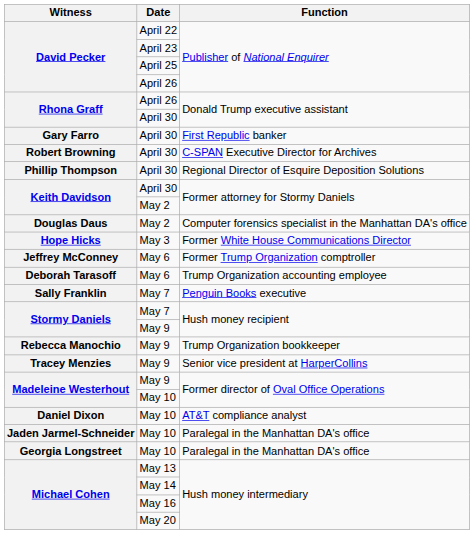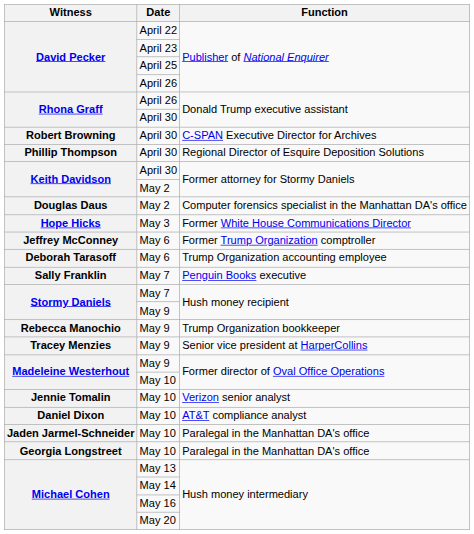- row: (71, 135)
+ row: (71, 398)
